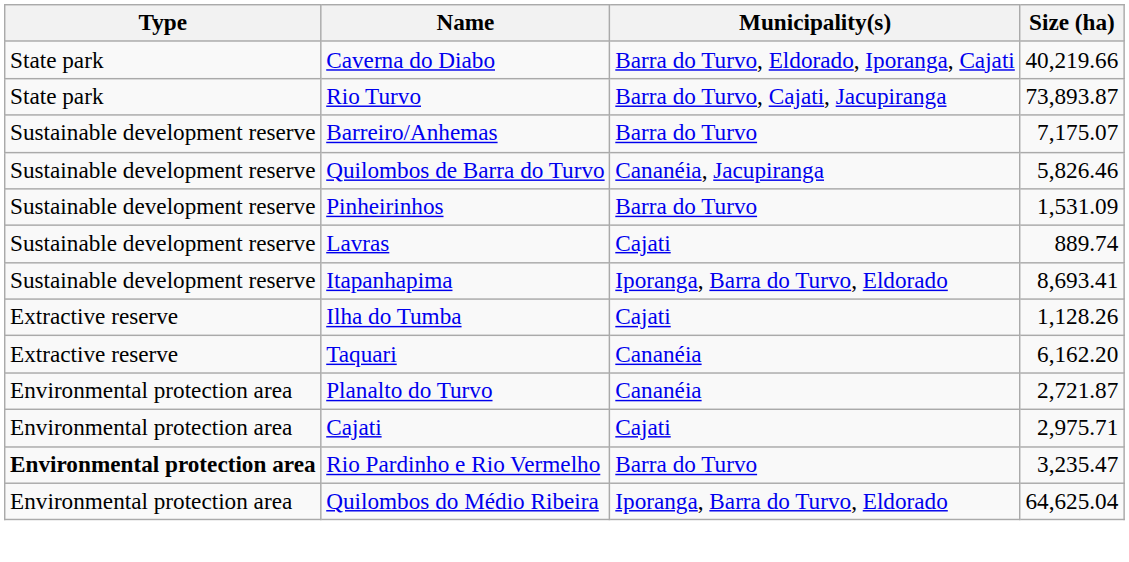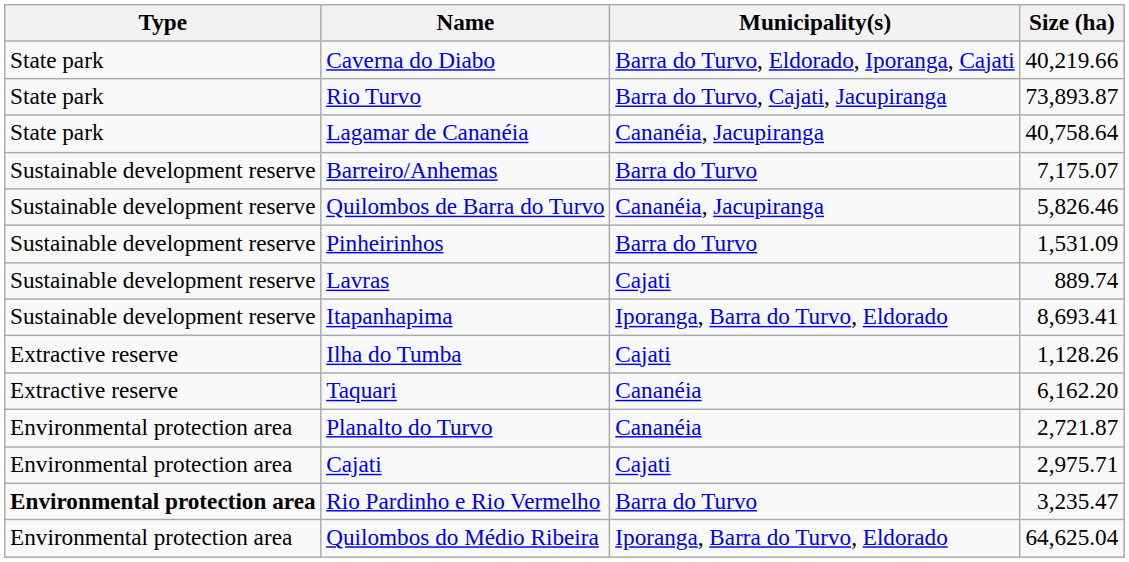+ row: (427, 133)
